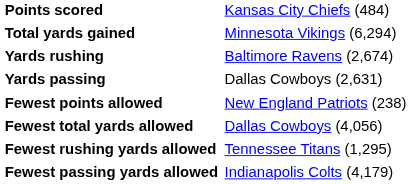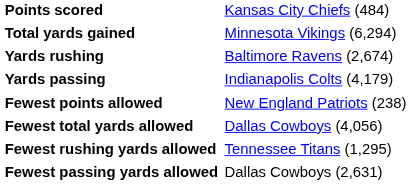(304, 79) Dallas Cowboys (2,631) -> (309, 79) Indianapolis Colts (4,179)
(309, 172) Indianapolis Colts (4,179) -> (304, 172) Dallas Cowboys (2,631)
